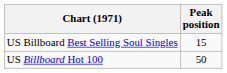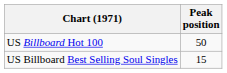rows swapped: (55, 59) <-> (92, 42)
